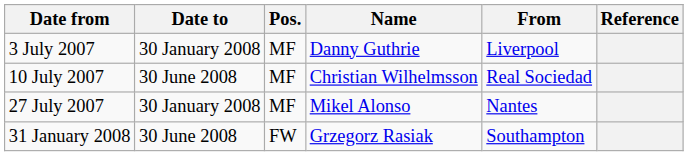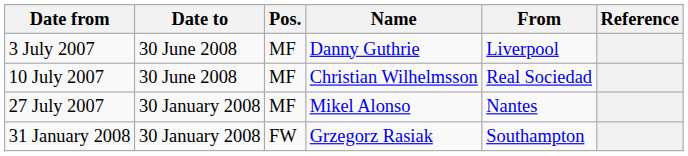(200, 48) 30 January 2008 -> (188, 48) 30 June 2008
(188, 135) 30 June 2008 -> (200, 135) 30 January 2008
